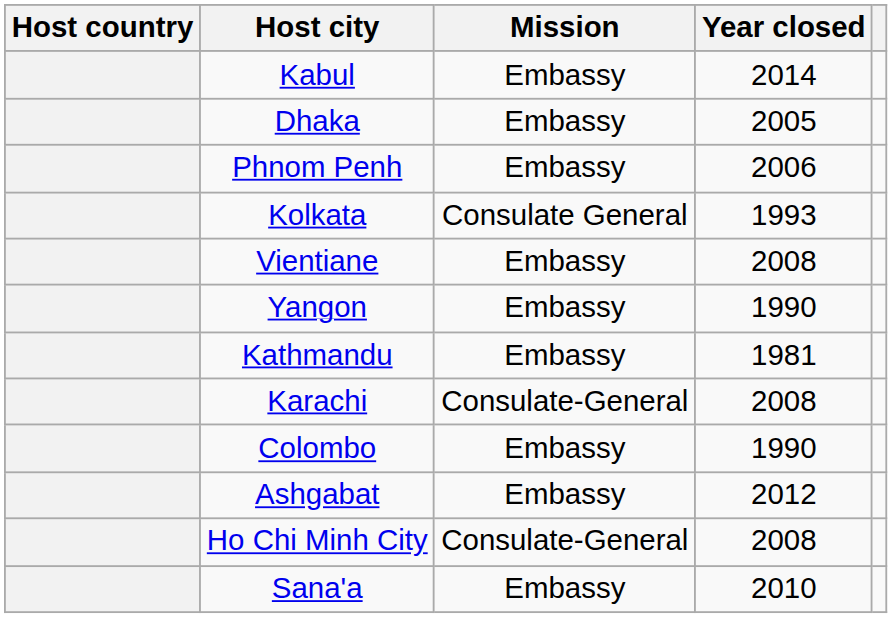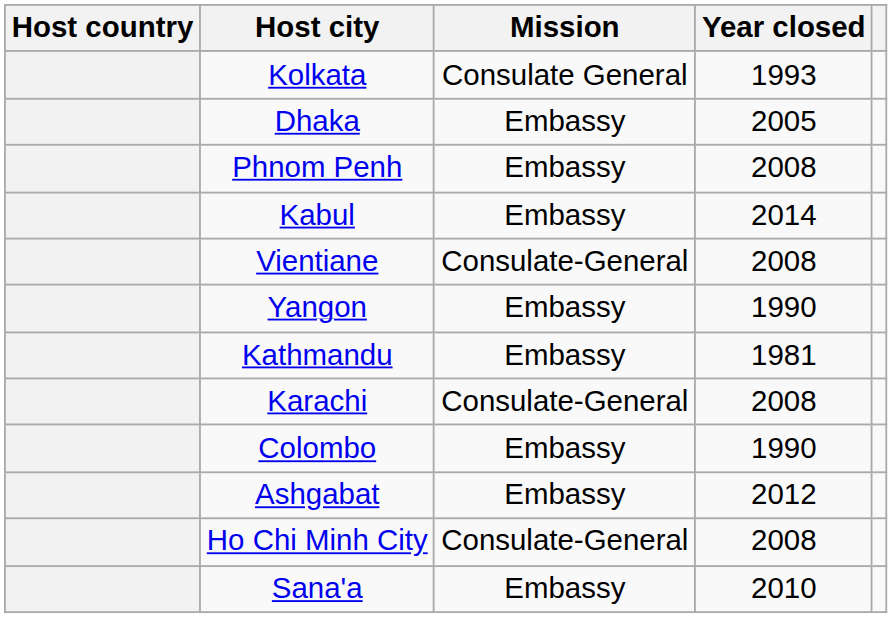rows swapped: (317, 74) <-> (317, 214)
(784, 167) 2006 -> (784, 167) 2008
(565, 261) Embassy -> (565, 261) Consulate-General
